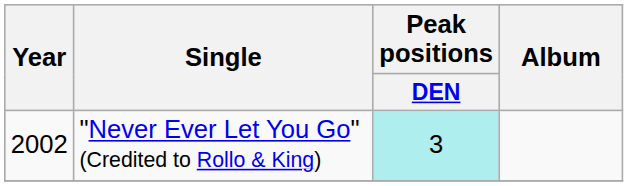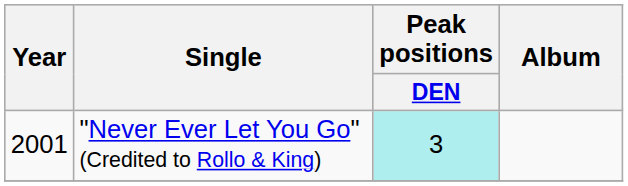(39, 144) 2002 -> (39, 144) 2001
